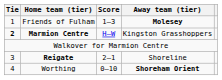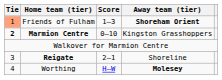(12, 22) no background -> (12, 22) lightsalmon background
(168, 22) Molesey -> (168, 22) Shoreham Orient
(109, 34) H–W -> (109, 34) 0–10
(109, 69) 0–10 -> (109, 69) H–W
(168, 69) Shoreham Orient -> (168, 69) Molesey
